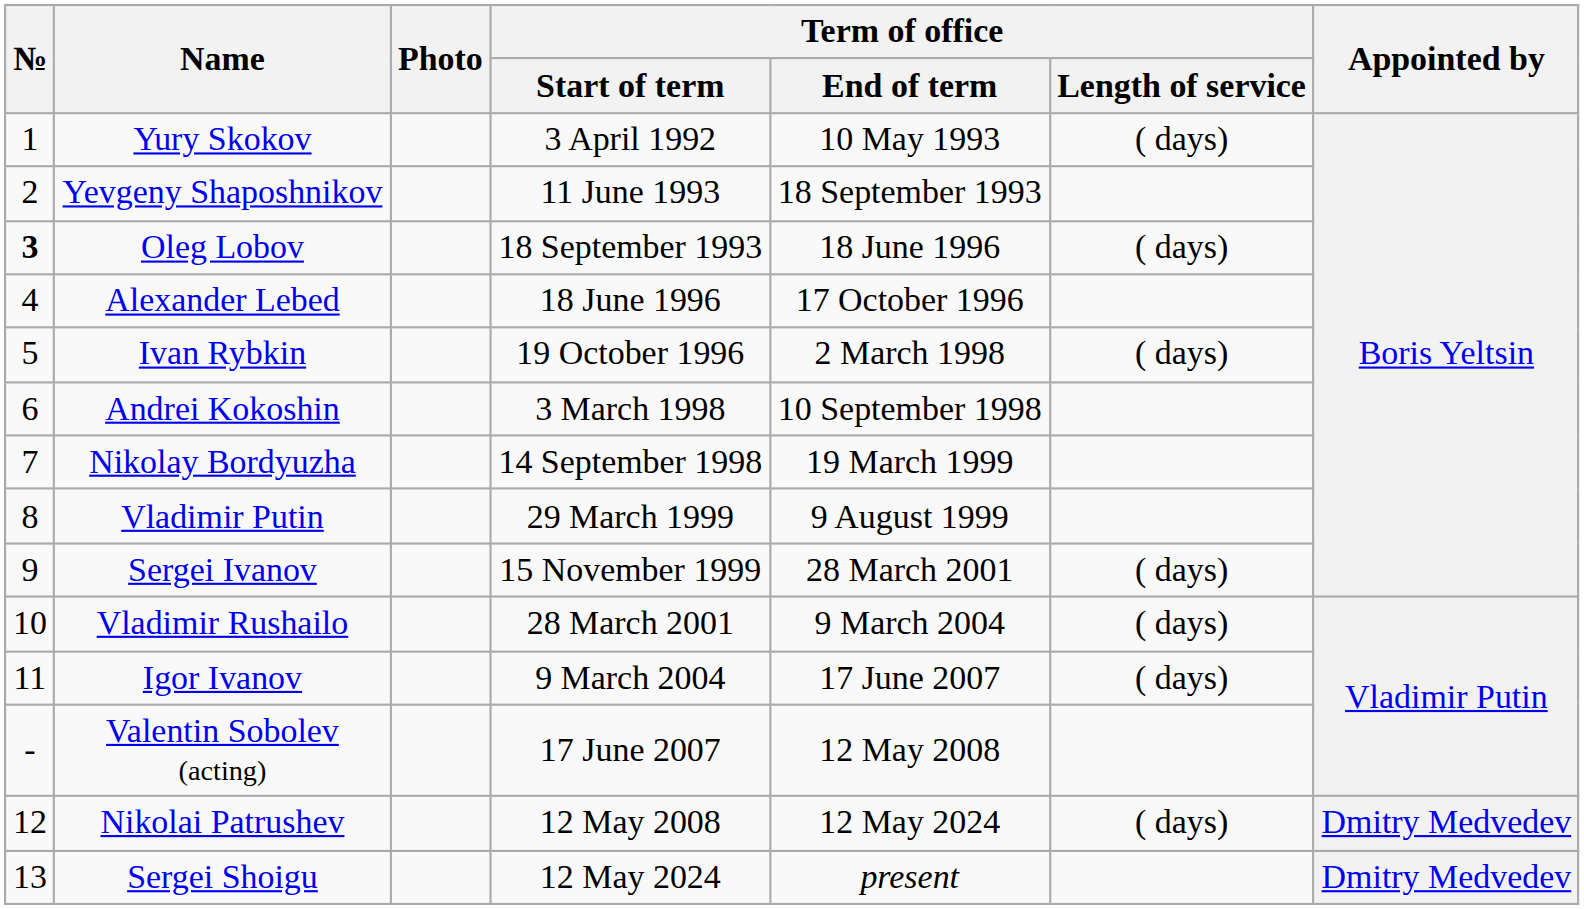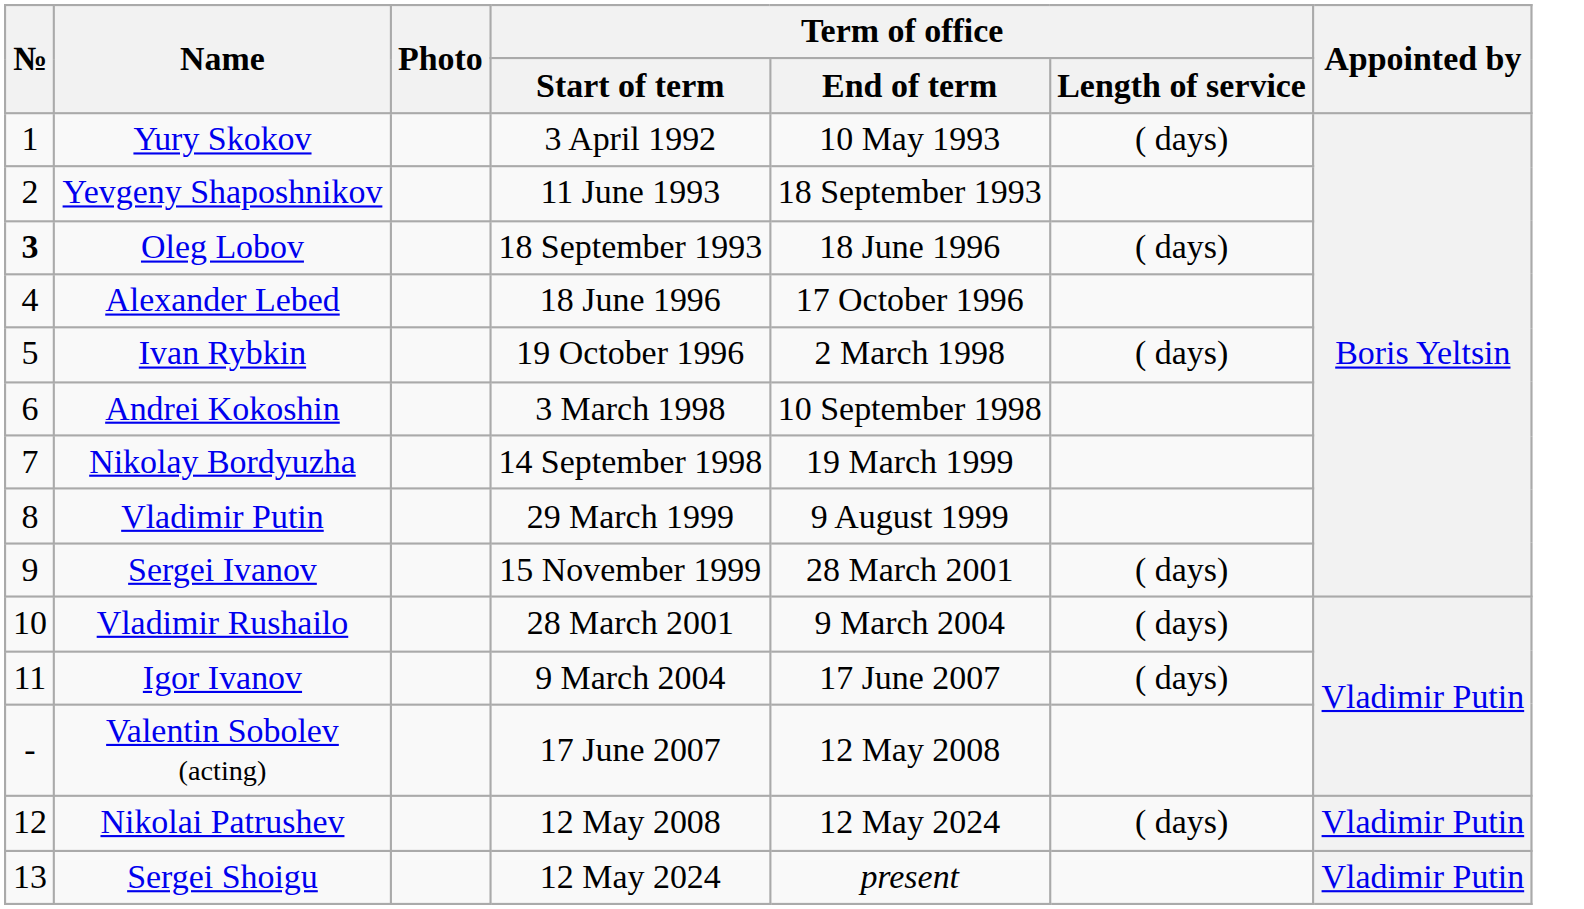(1446, 822) Dmitry Medvedev -> (1423, 822) Vladimir Putin
(1446, 876) Dmitry Medvedev -> (1423, 876) Vladimir Putin
